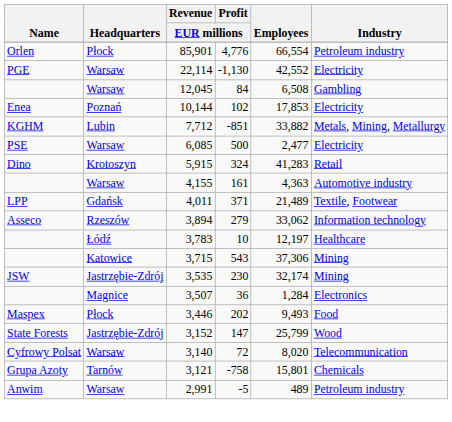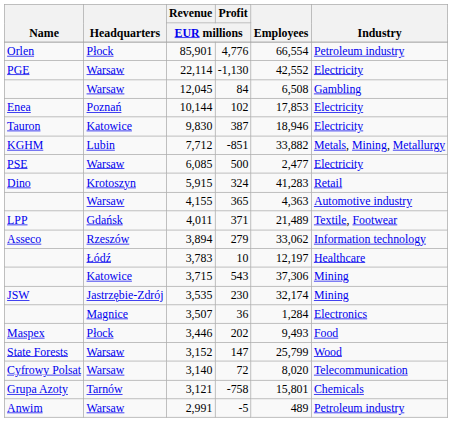+ row: (199, 126)
(240, 182) 161 -> (240, 201) 365
(125, 333) Jastrzębie-Zdrój -> (105, 351) Warsaw
